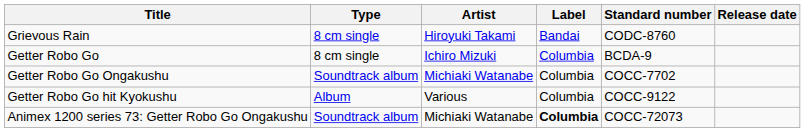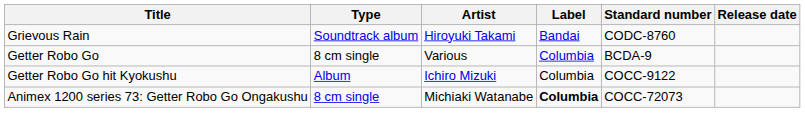(347, 35) 8 cm single -> (366, 35) Soundtrack album
(460, 55) Ichiro Mizuki -> (446, 55) Various
- row: (88, 76)
(446, 96) Various -> (460, 76) Ichiro Mizuki
(366, 117) Soundtrack album -> (347, 96) 8 cm single
